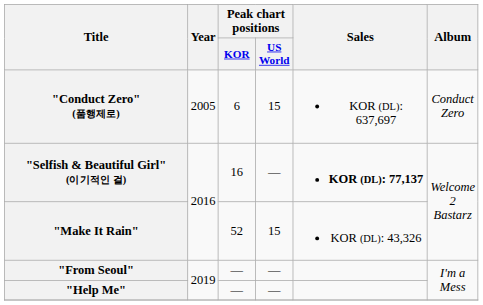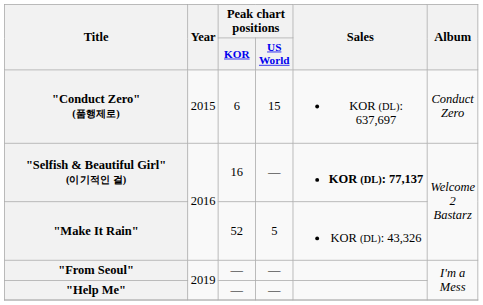(203, 106) 2005 -> (203, 106) 2015
(274, 231) 15 -> (274, 231) 5
